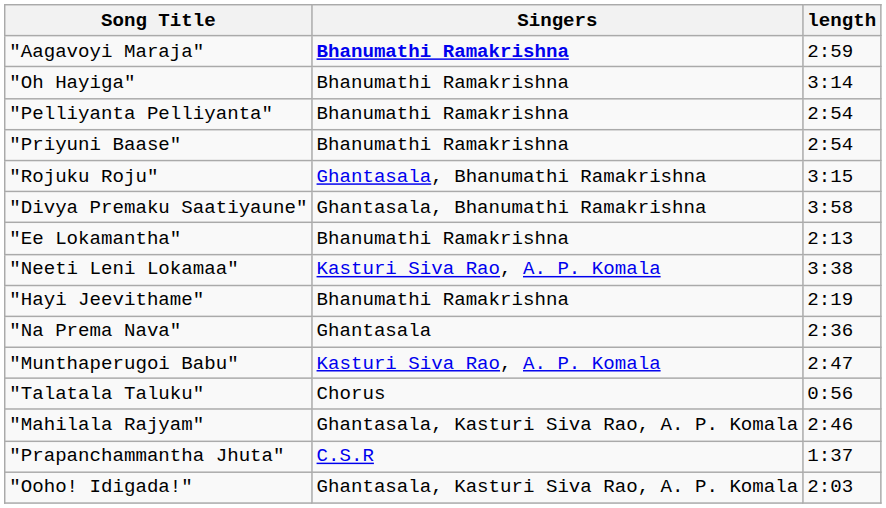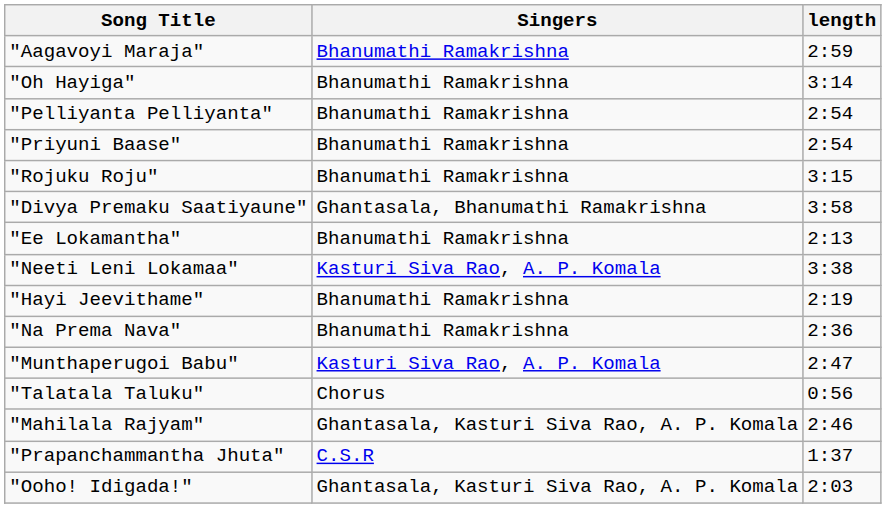(443, 51) bold -> (443, 51) normal
(512, 176) Ghantasala, Bhanumathi Ramakrishna -> (443, 176) Bhanumathi Ramakrishna
(374, 332) Ghantasala -> (443, 332) Bhanumathi Ramakrishna
